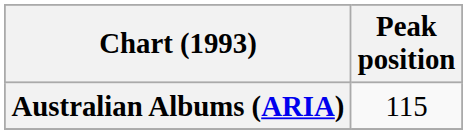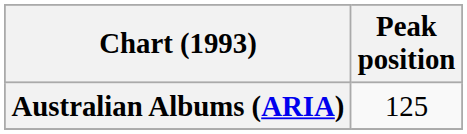(406, 105) 115 -> (406, 105) 125
